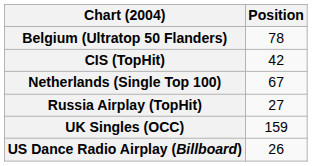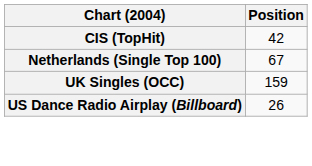- row: (125, 37)
- row: (125, 104)
